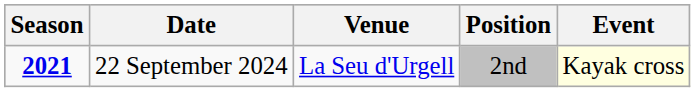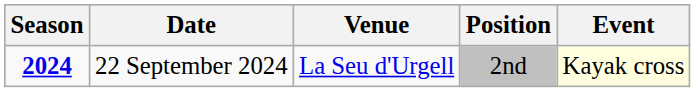(47, 65) 2021 -> (47, 65) 2024
